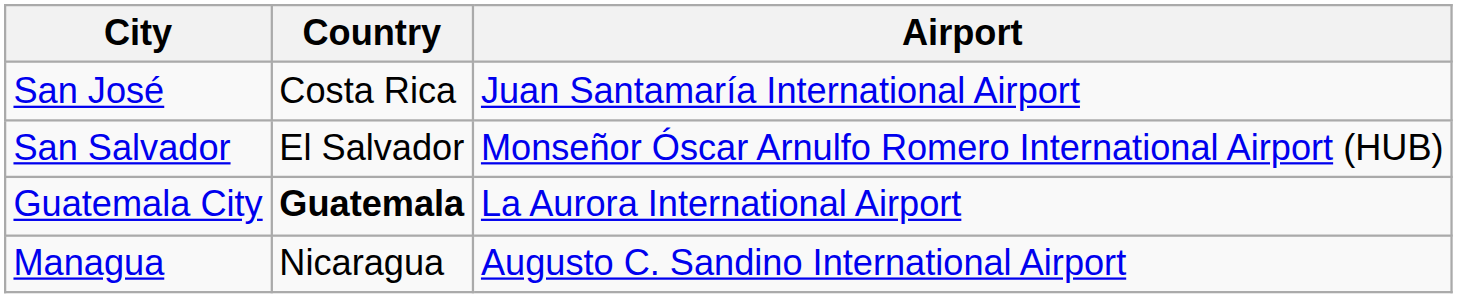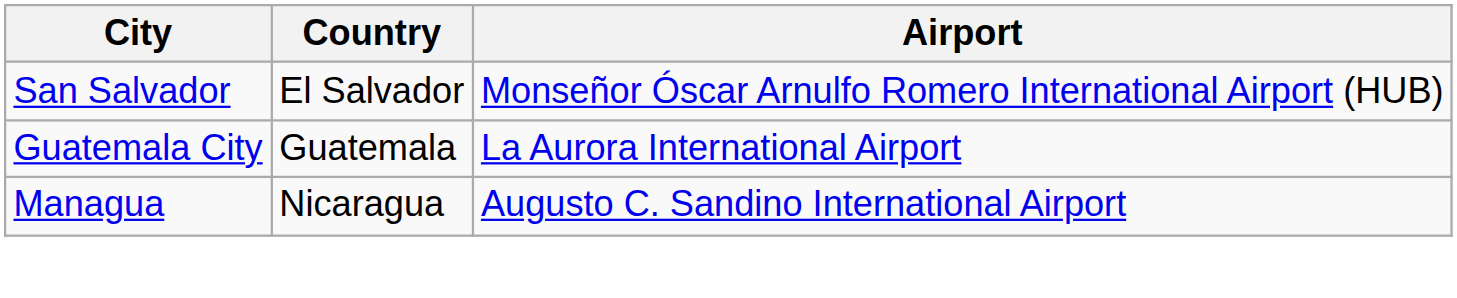- row: (89, 90)
(372, 205) bold -> (368, 147) normal
